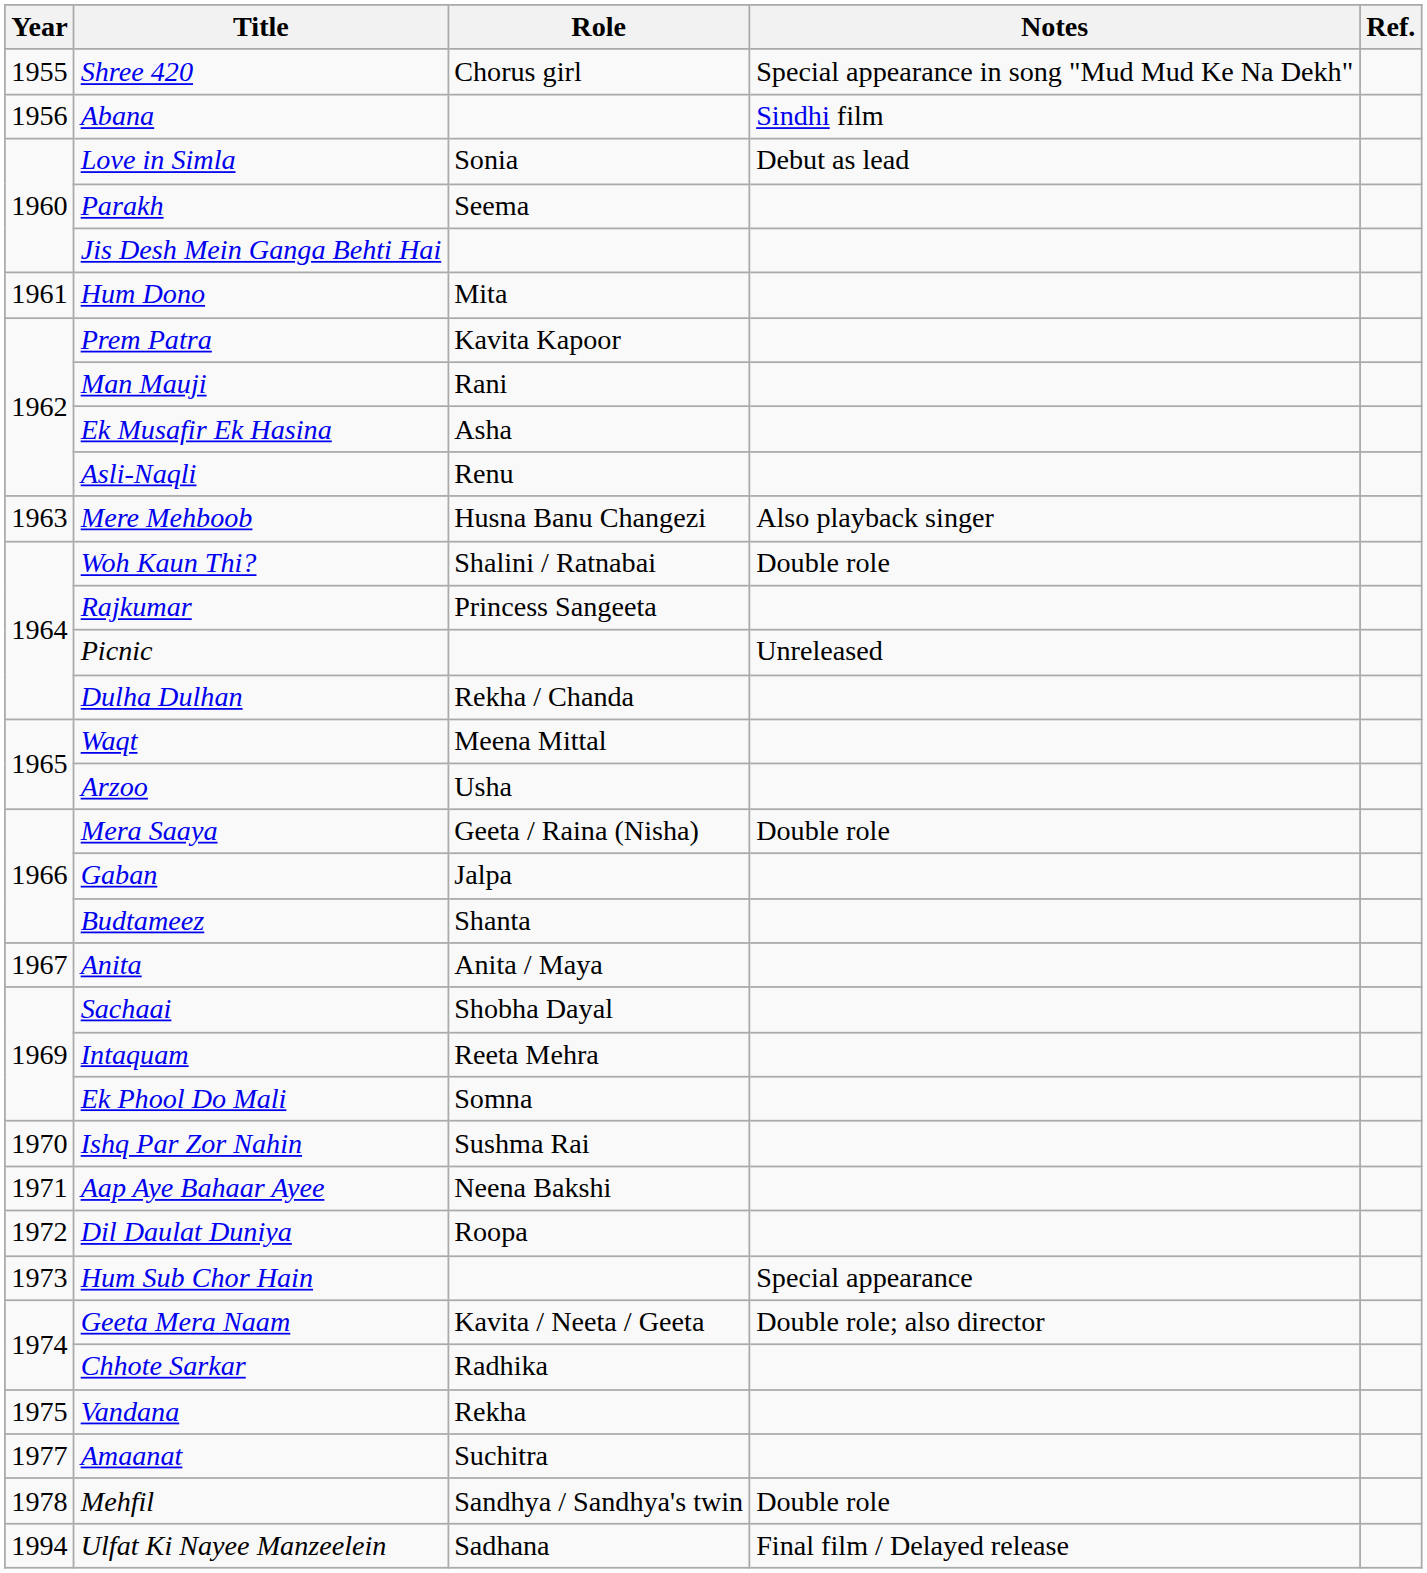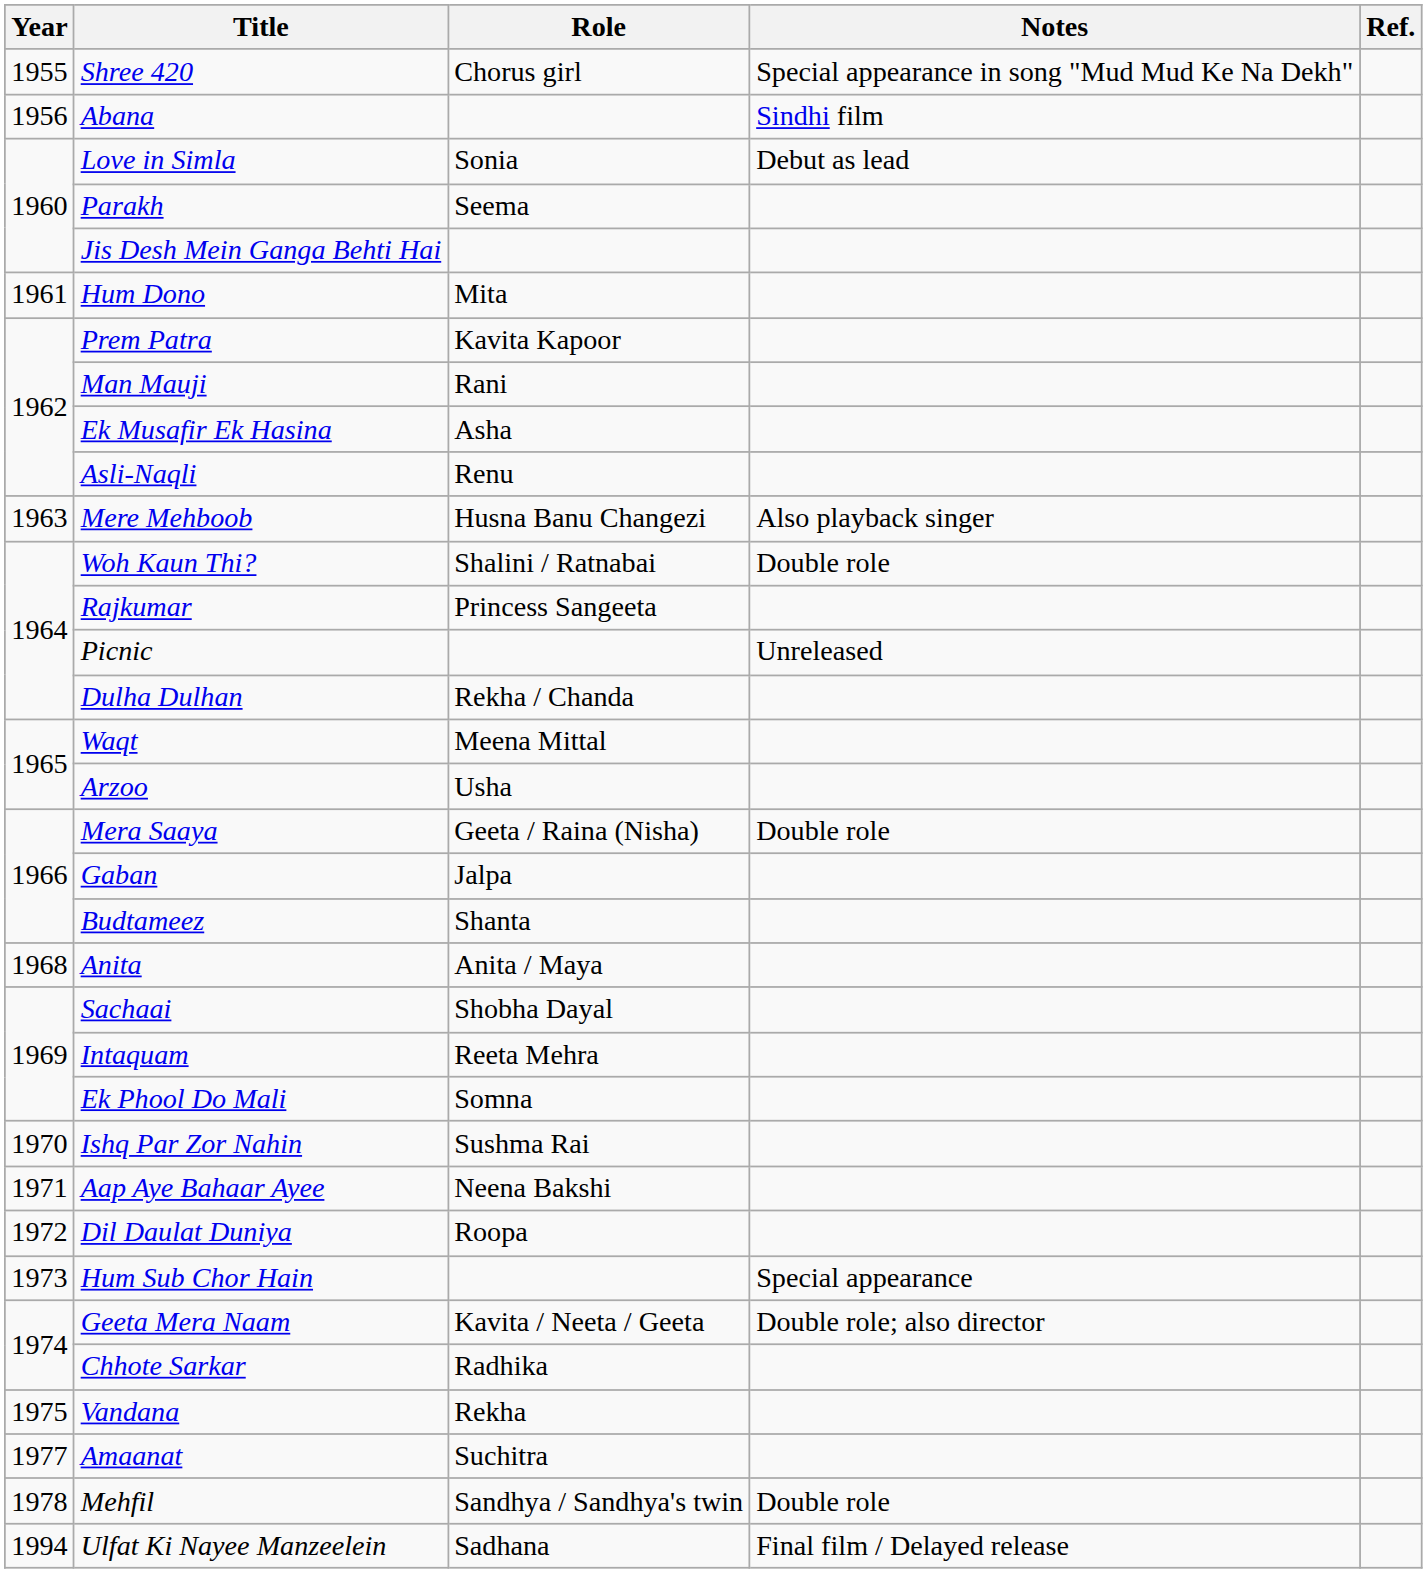(40, 964) 1967 -> (40, 964) 1968
